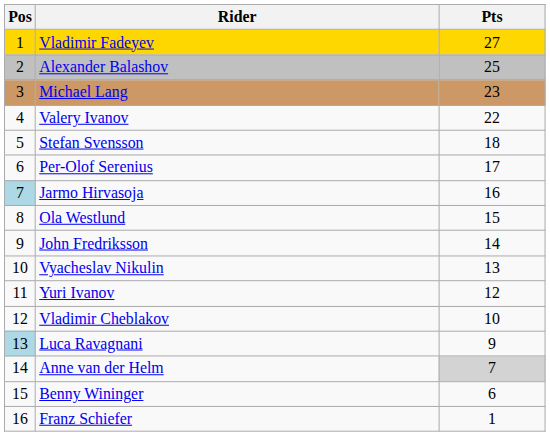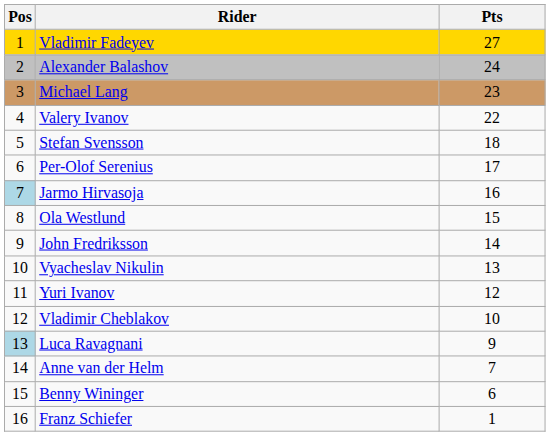(492, 67) 25 -> (492, 67) 24
(492, 368) lightgrey background -> (492, 368) no background
